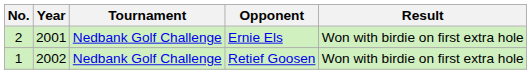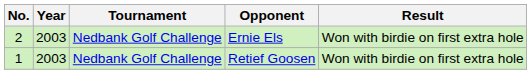(51, 37) 2001 -> (51, 37) 2003
(51, 59) 2002 -> (51, 59) 2003
